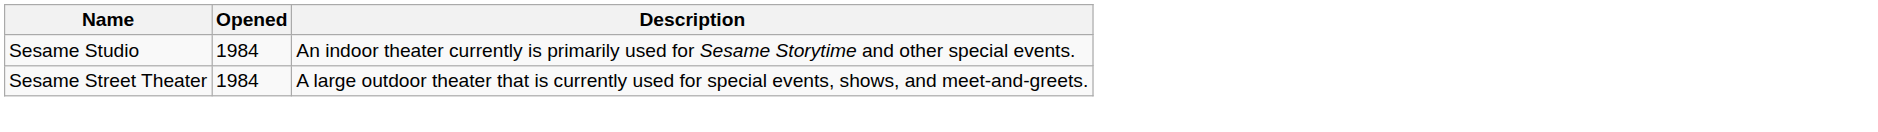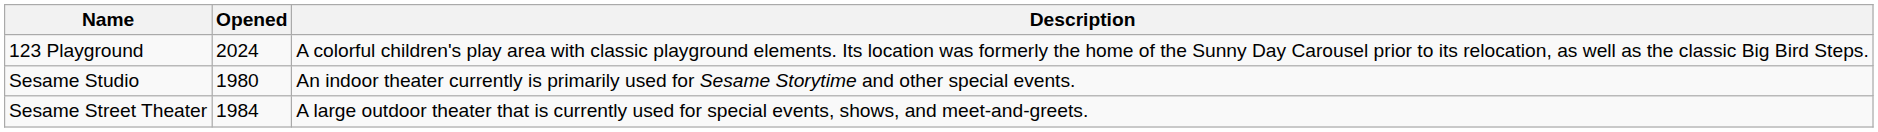+ row: (76, 50)
(237, 50) 1984 -> (237, 80) 1980
